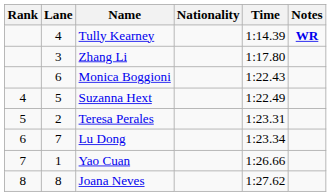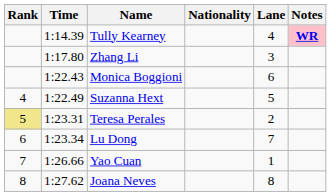columns swapped: (58, 14) <-> (265, 14)
(307, 35) no background -> (307, 35) pink background
(23, 118) no background -> (23, 118) khaki background
